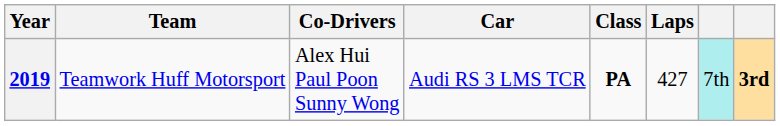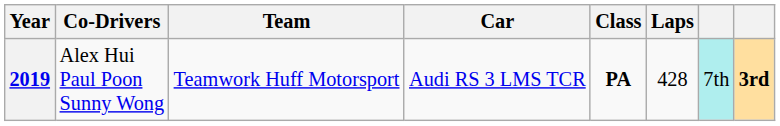columns swapped: (173, 21) <-> (347, 21)
(672, 79) 427 -> (672, 79) 428
